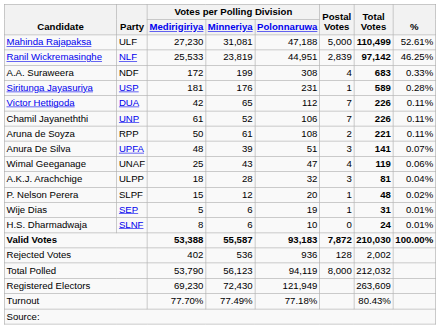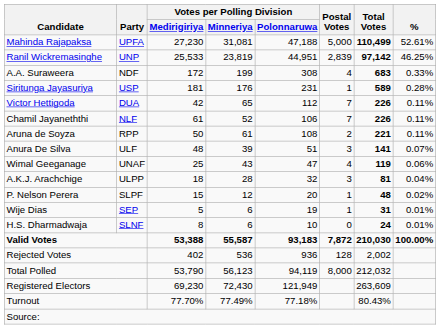(128, 42) ULF -> (131, 42) UPFA
(128, 57) NLF -> (129, 57) UNP
(129, 118) UNP -> (128, 118) NLF
(131, 149) UPFA -> (128, 149) ULF
